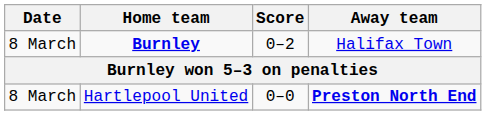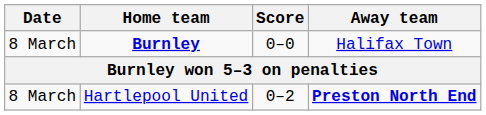(280, 44) 0–2 -> (280, 44) 0–0
(280, 97) 0–0 -> (280, 97) 0–2
